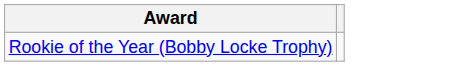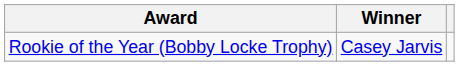+ column: (391, 18)
